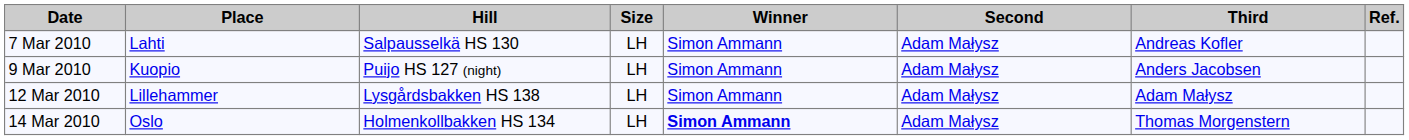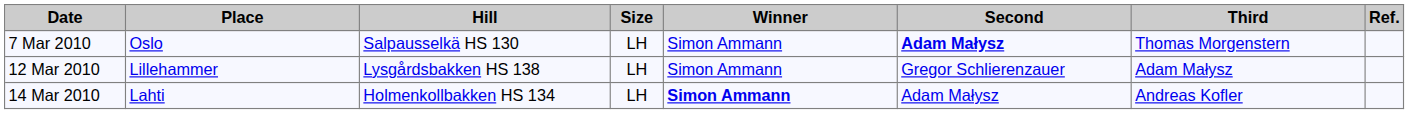(147, 44) Lahti -> (146, 44) Oslo
(950, 44) normal -> (953, 44) bold
(1189, 44) Andreas Kofler -> (1212, 44) Thomas Morgenstern
- row: (50, 70)
(950, 96) Adam Małysz -> (983, 70) Gregor Schlierenzauer
(146, 122) Oslo -> (147, 96) Lahti
(1212, 122) Thomas Morgenstern -> (1189, 96) Andreas Kofler
